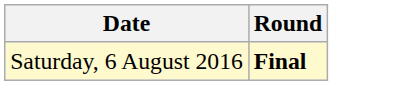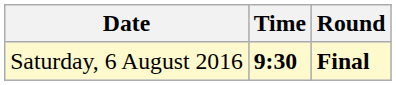+ column: (280, 23)
